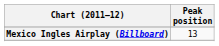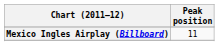(193, 34) 13 -> (193, 34) 11
